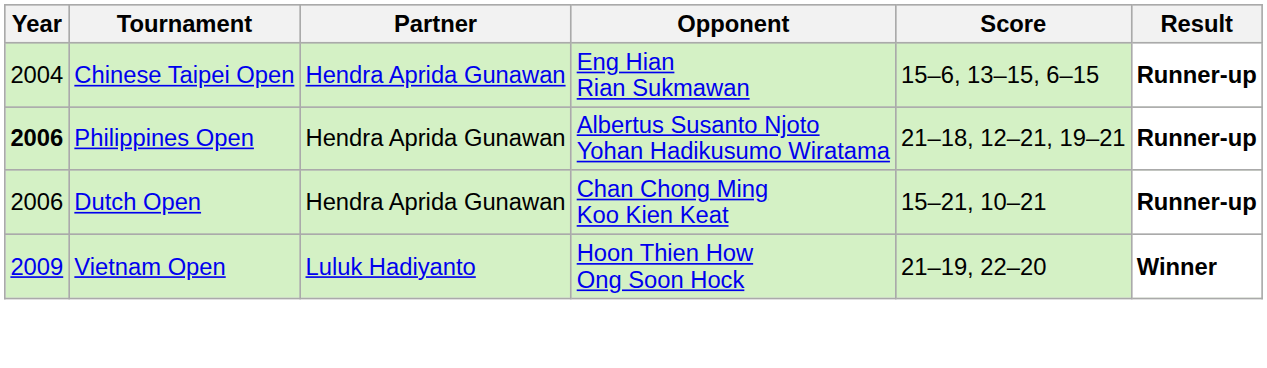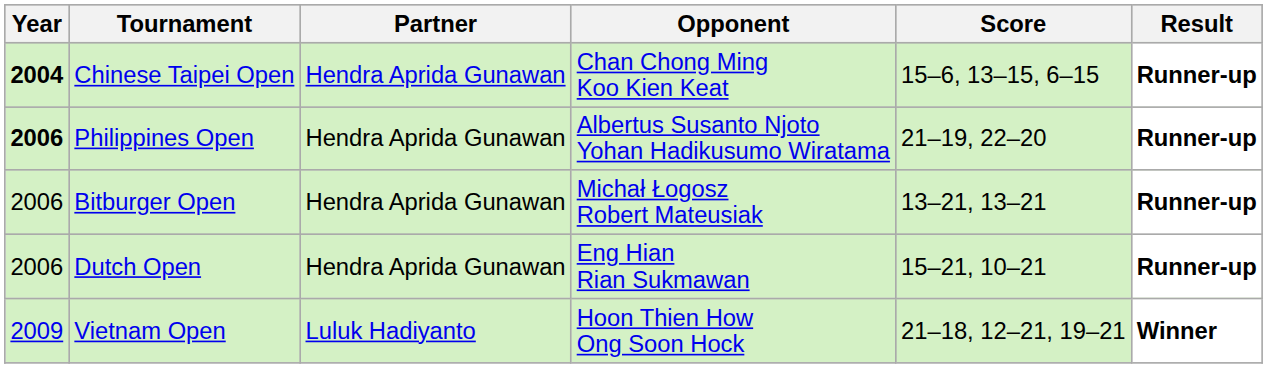(37, 75) normal -> (37, 75) bold
(663, 75) Eng Hian Rian Sukmawan -> (672, 75) Chan Chong Ming Koo Kien Keat
(1013, 139) 21–18, 12–21, 19–21 -> (974, 139) 21–19, 22–20
+ row: (155, 203)
(672, 203) Chan Chong Ming Koo Kien Keat -> (663, 267) Eng Hian Rian Sukmawan
(974, 267) 21–19, 22–20 -> (1013, 330) 21–18, 12–21, 19–21
